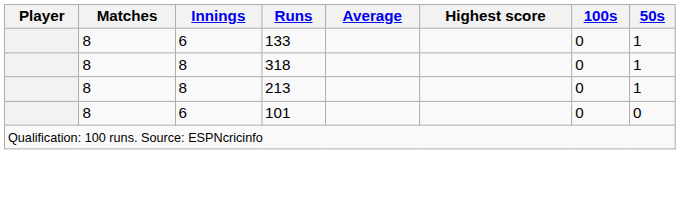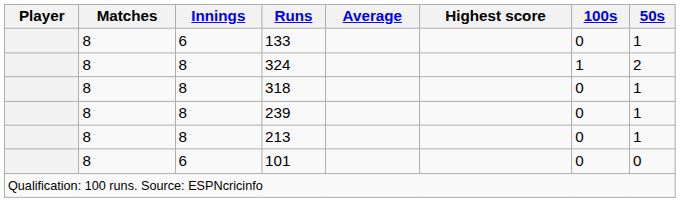+ row: (278, 64)
+ row: (278, 112)
